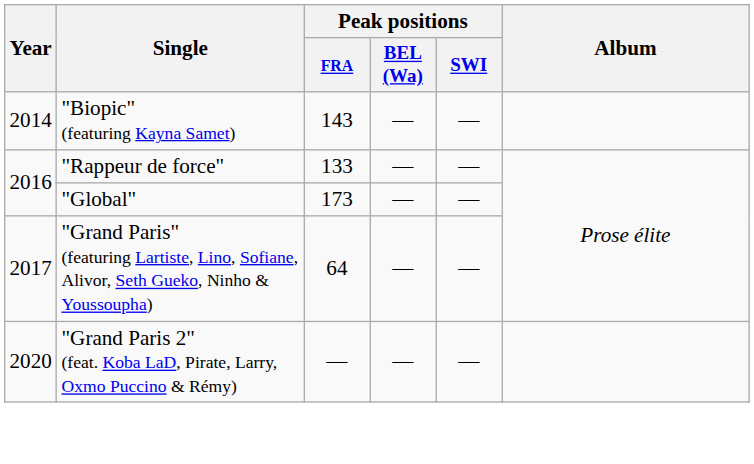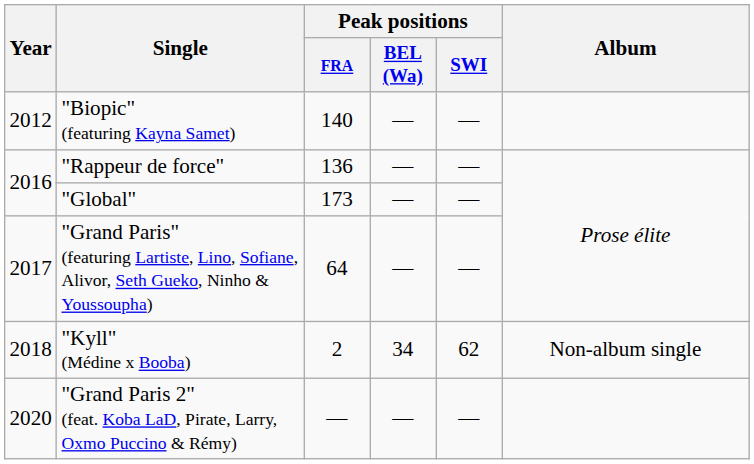(31, 120) 2014 -> (31, 120) 2012
(337, 120) 143 -> (337, 120) 140
(337, 165) 133 -> (337, 165) 136
+ row: (126, 349)
